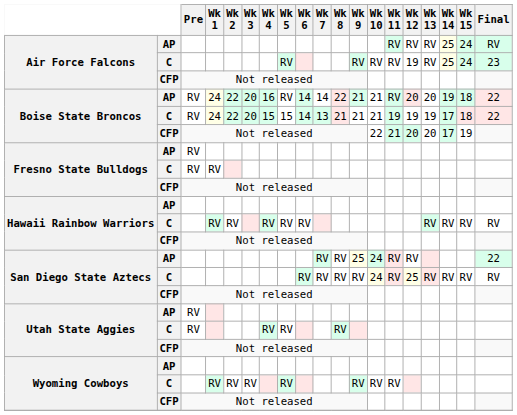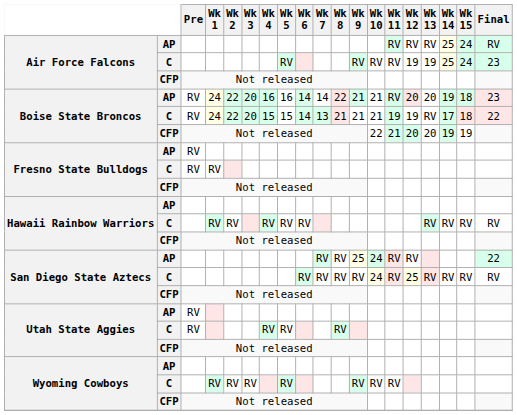(430, 62) RV -> (430, 62) 19
(286, 97) RV -> (286, 97) 16
(494, 97) 22 -> (494, 97) 23
(430, 115) 19 -> (430, 115) RV
(448, 133) 17 -> (448, 133) 19
